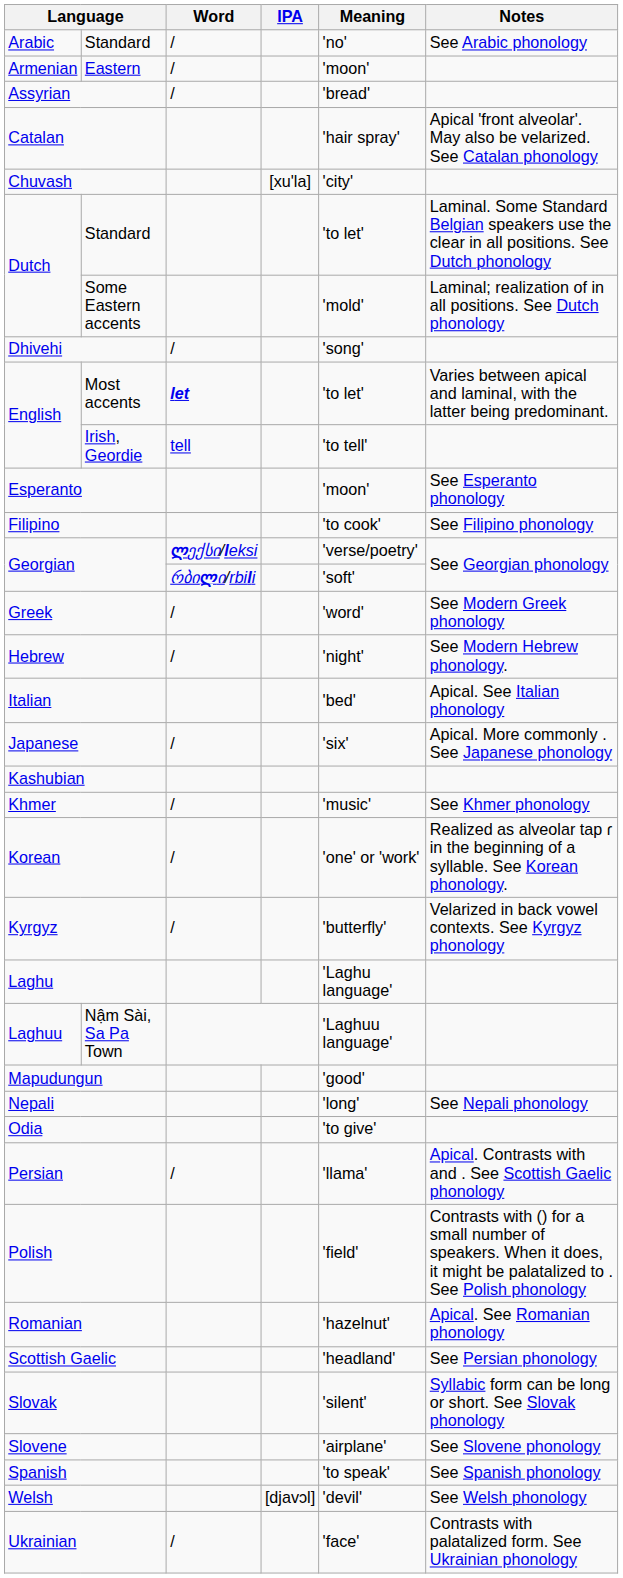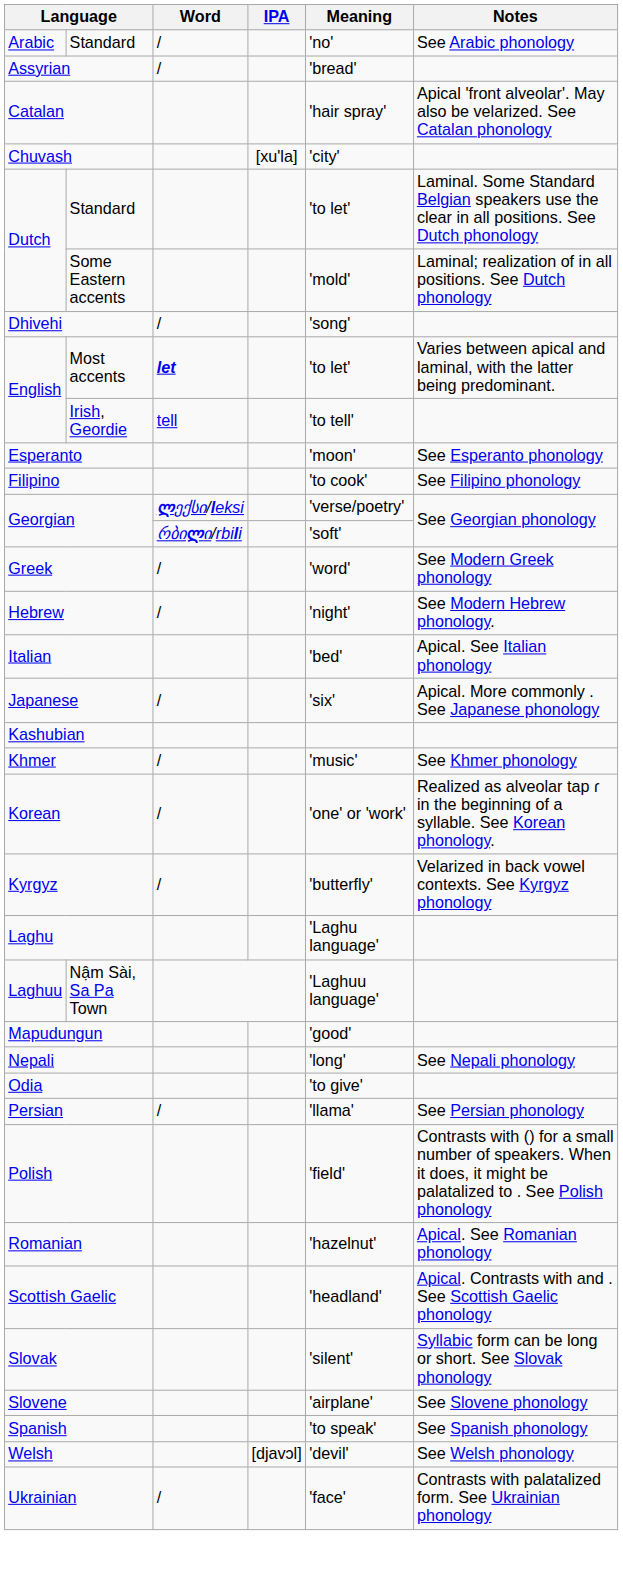- row: (113, 68)
(520, 1173) Apical. Contrasts with and . See Scottish Gaelic phonology -> (500, 1111) See Persian phonology
(513, 1359) See Persian phonology -> (515, 1297) Apical. Contrasts with and . See Scottish Gaelic phonology
